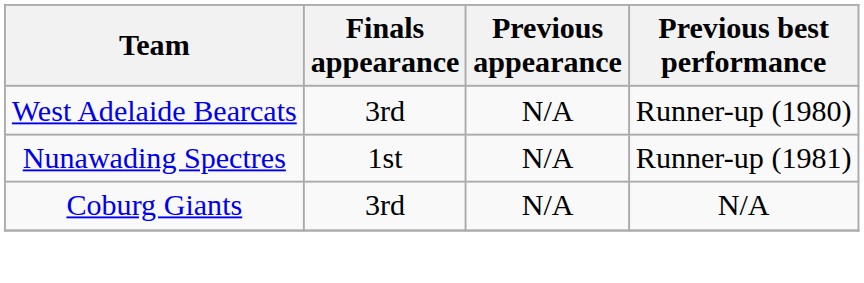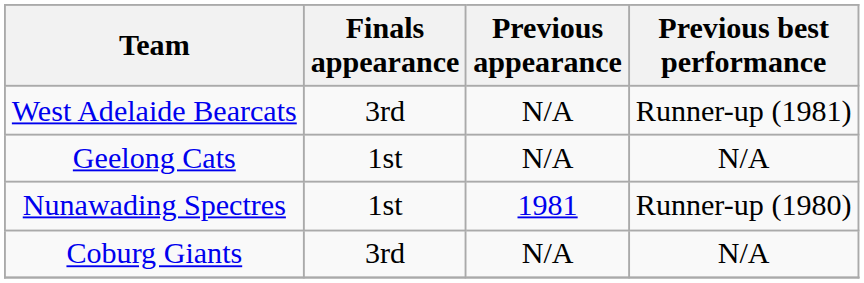(744, 109) Runner-up (1980) -> (744, 109) Runner-up (1981)
+ row: (154, 157)
(548, 157) N/A -> (548, 205) 1981
(744, 157) Runner-up (1981) -> (744, 205) Runner-up (1980)
